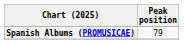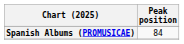(158, 33) 79 -> (158, 33) 84
